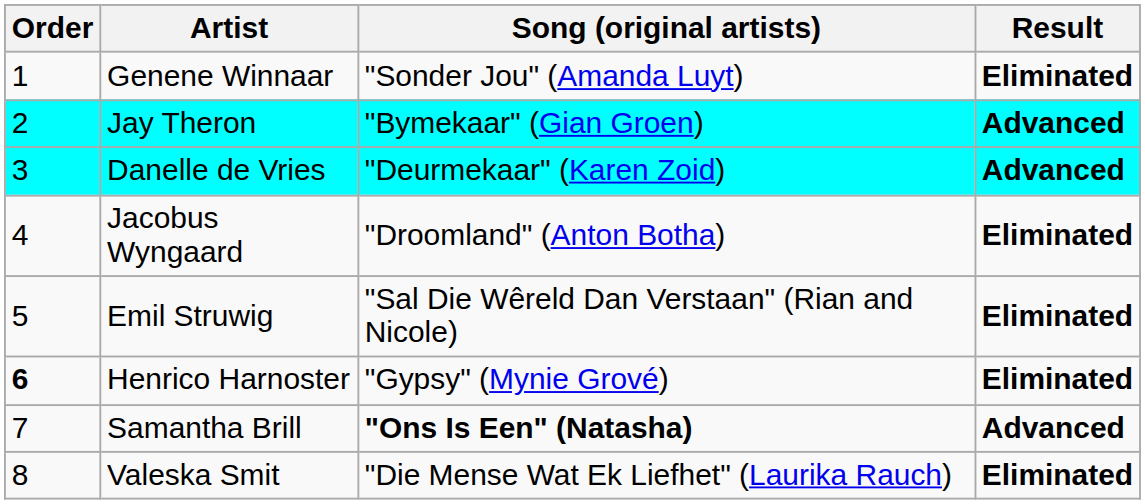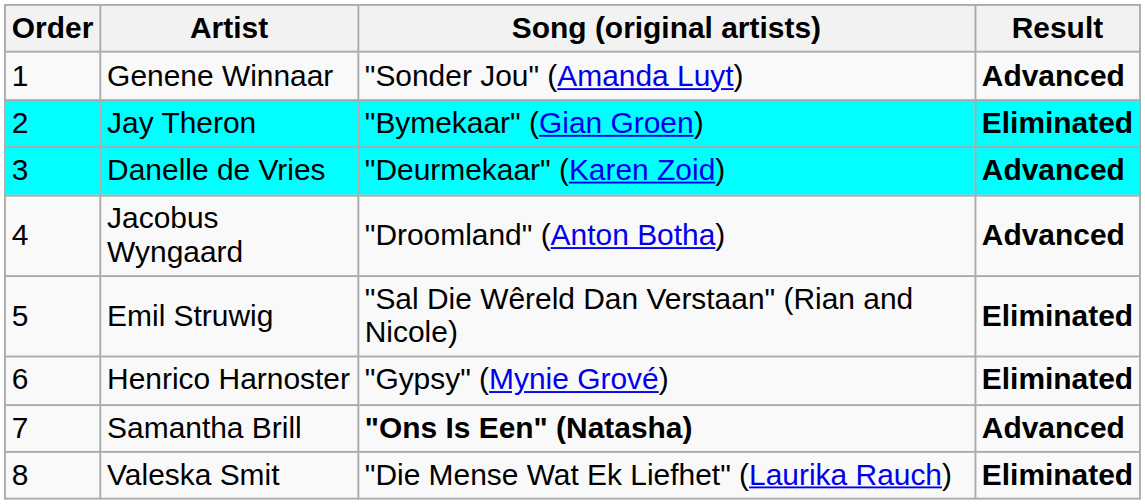(1057, 75) Eliminated -> (1053, 75) Advanced
(1053, 123) Advanced -> (1057, 123) Eliminated
(1057, 234) Eliminated -> (1053, 234) Advanced
(20, 380) bold -> (20, 380) normal
